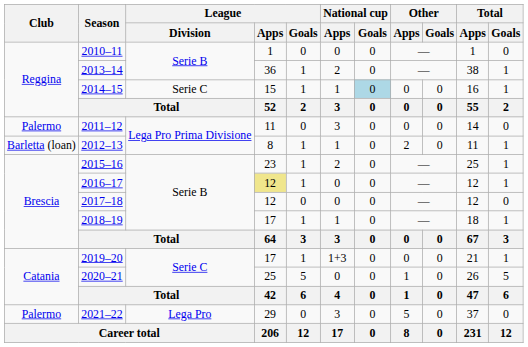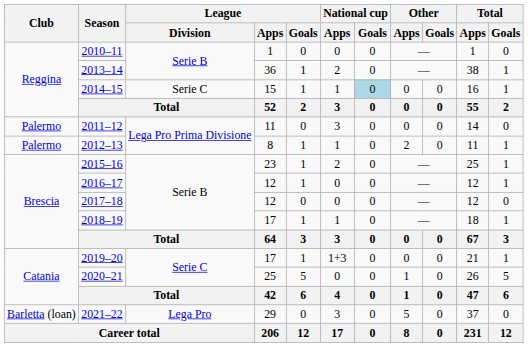(41, 145) Barletta (loan) -> (41, 145) Palermo
(270, 182) khaki background -> (270, 182) no background
(41, 314) Palermo -> (41, 314) Barletta (loan)
